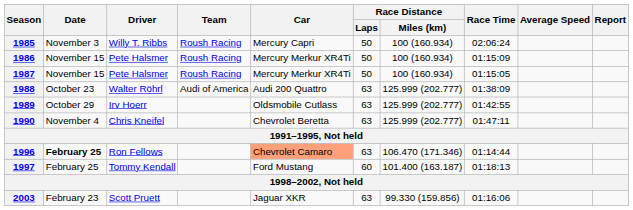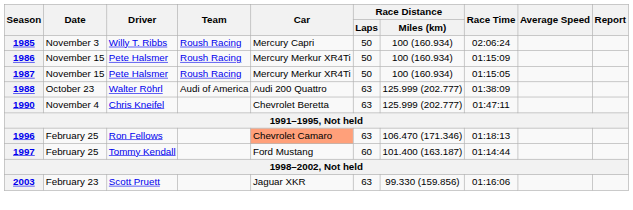- row: (24, 105)
(73, 151) bold -> (72, 136) normal
(491, 151) 01:14:44 -> (491, 136) 01:18:13
(491, 167) 01:18:13 -> (491, 151) 01:14:44
